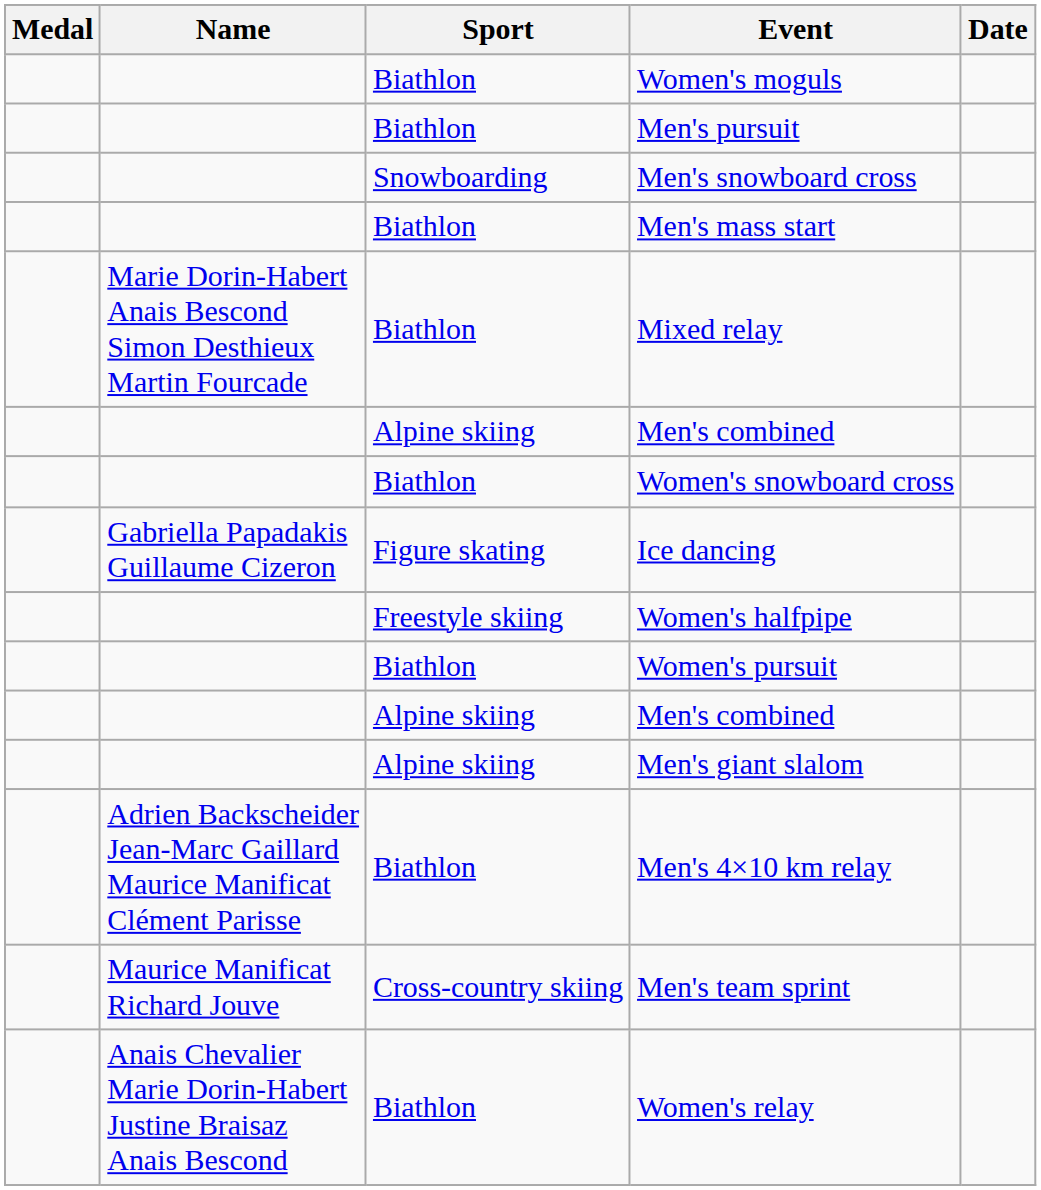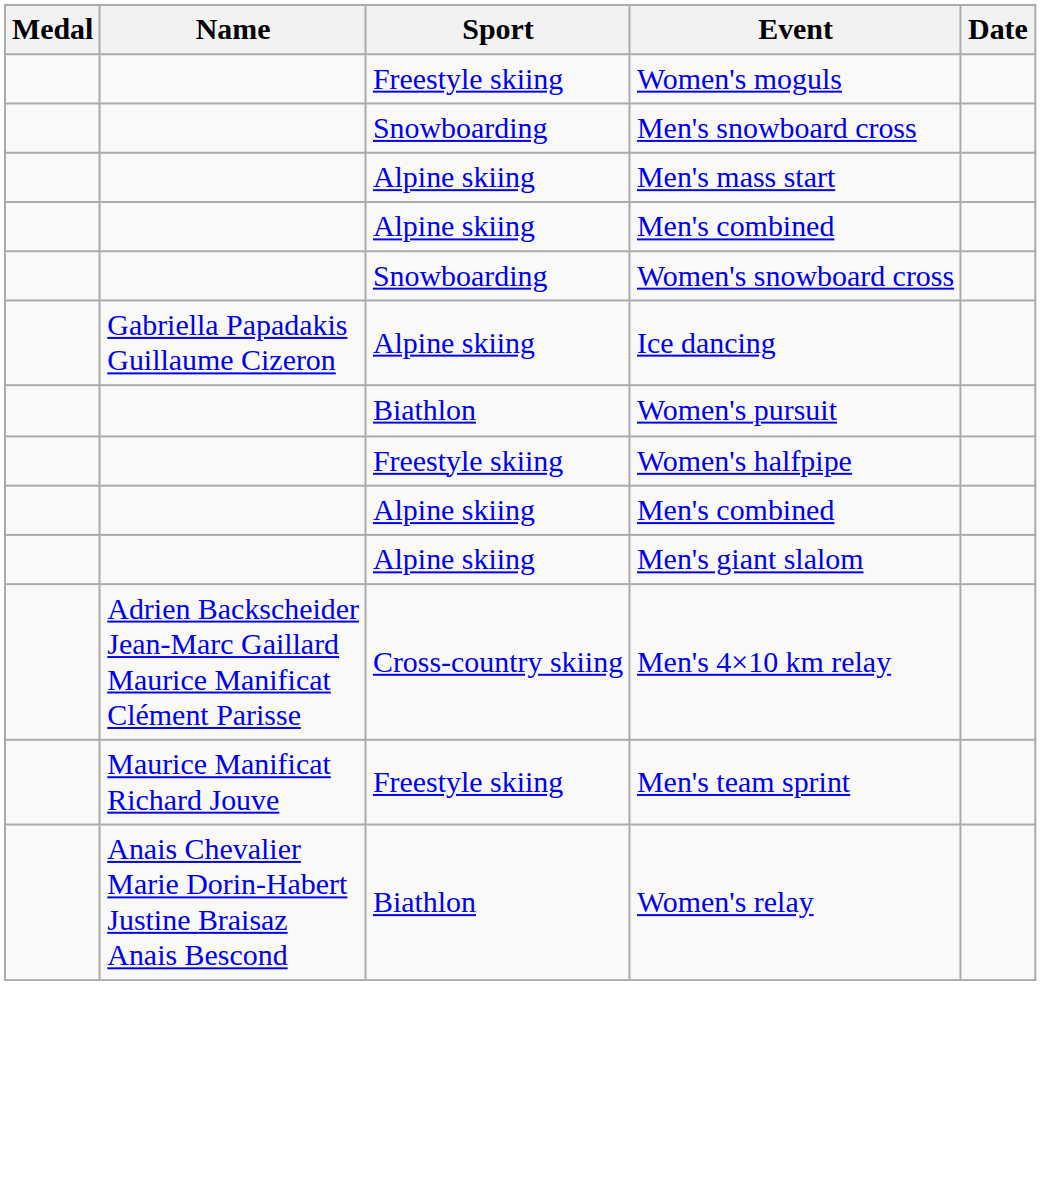(424, 78) Biathlon -> (468, 78) Freestyle skiing
- row: (233, 129)
(424, 226) Biathlon -> (454, 177) Alpine skiing
- row: (227, 329)
(424, 481) Biathlon -> (460, 276) Snowboarding
(459, 548) Figure skating -> (454, 343) Alpine skiing
rows swapped: (233, 616) <-> (233, 665)
(424, 866) Biathlon -> (498, 661) Cross-country skiing
(498, 986) Cross-country skiing -> (468, 781) Freestyle skiing
